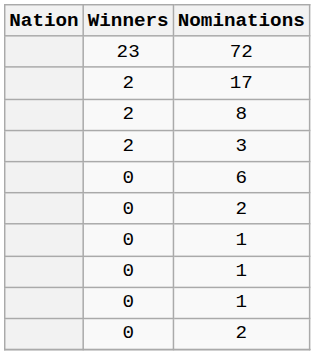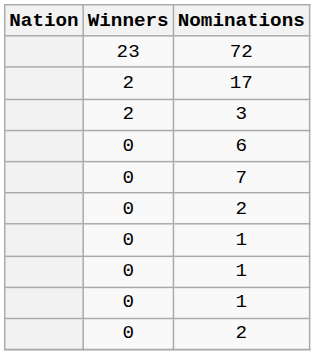- row: (128, 114)
+ row: (128, 177)
